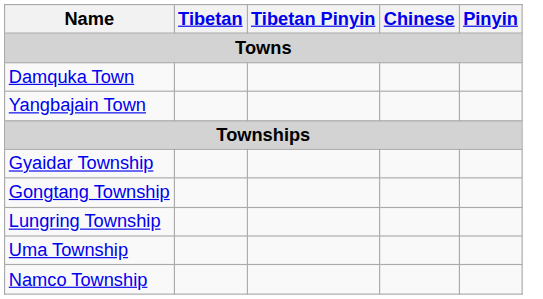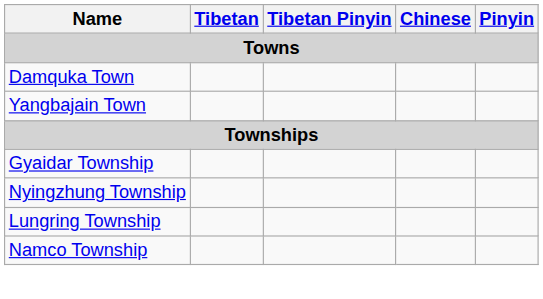+ row: (97, 192)
- row: (89, 192)
- row: (68, 250)
